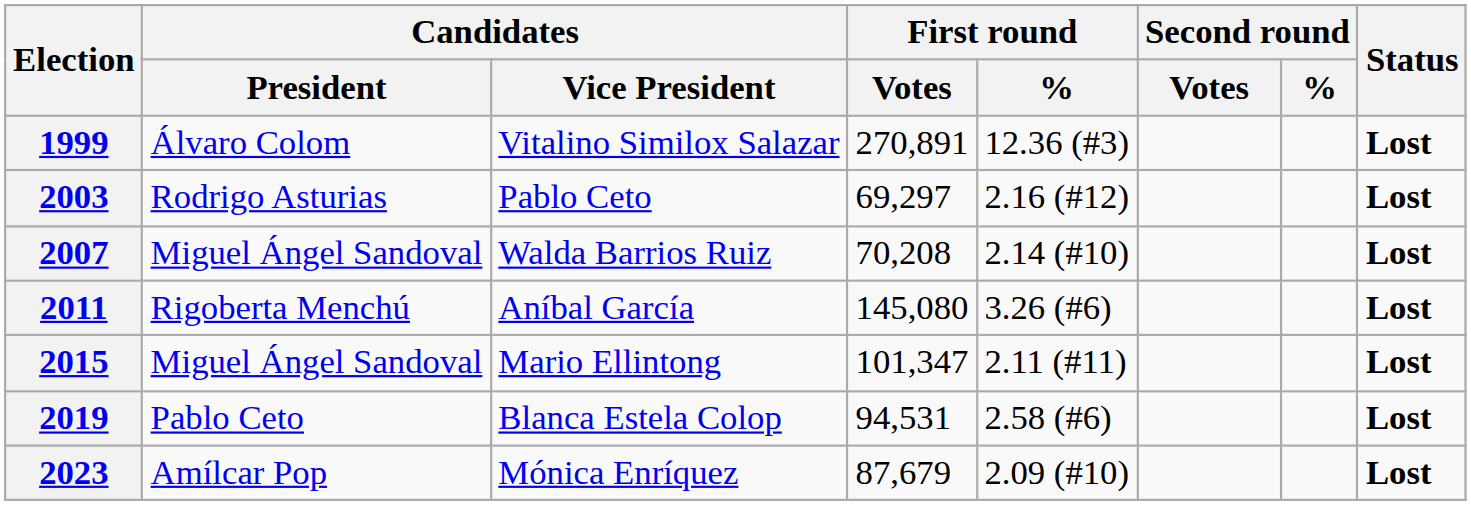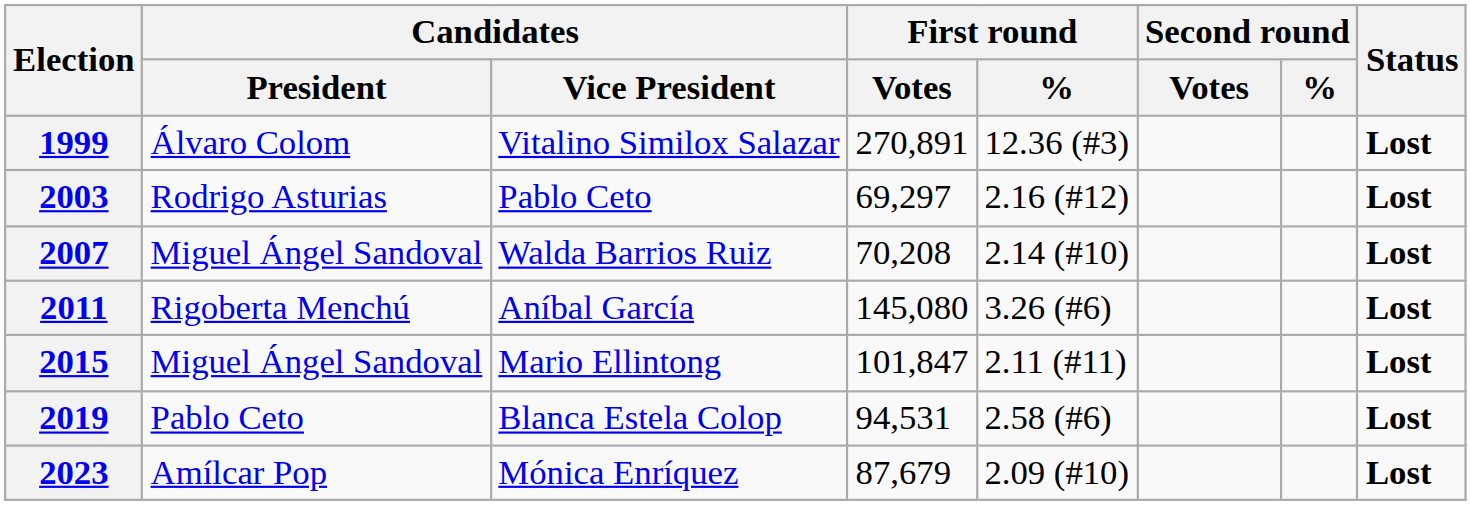(912, 362) 101,347 -> (912, 362) 101,847
